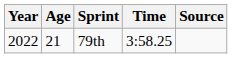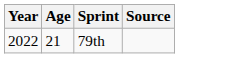- column: (149, 16)
